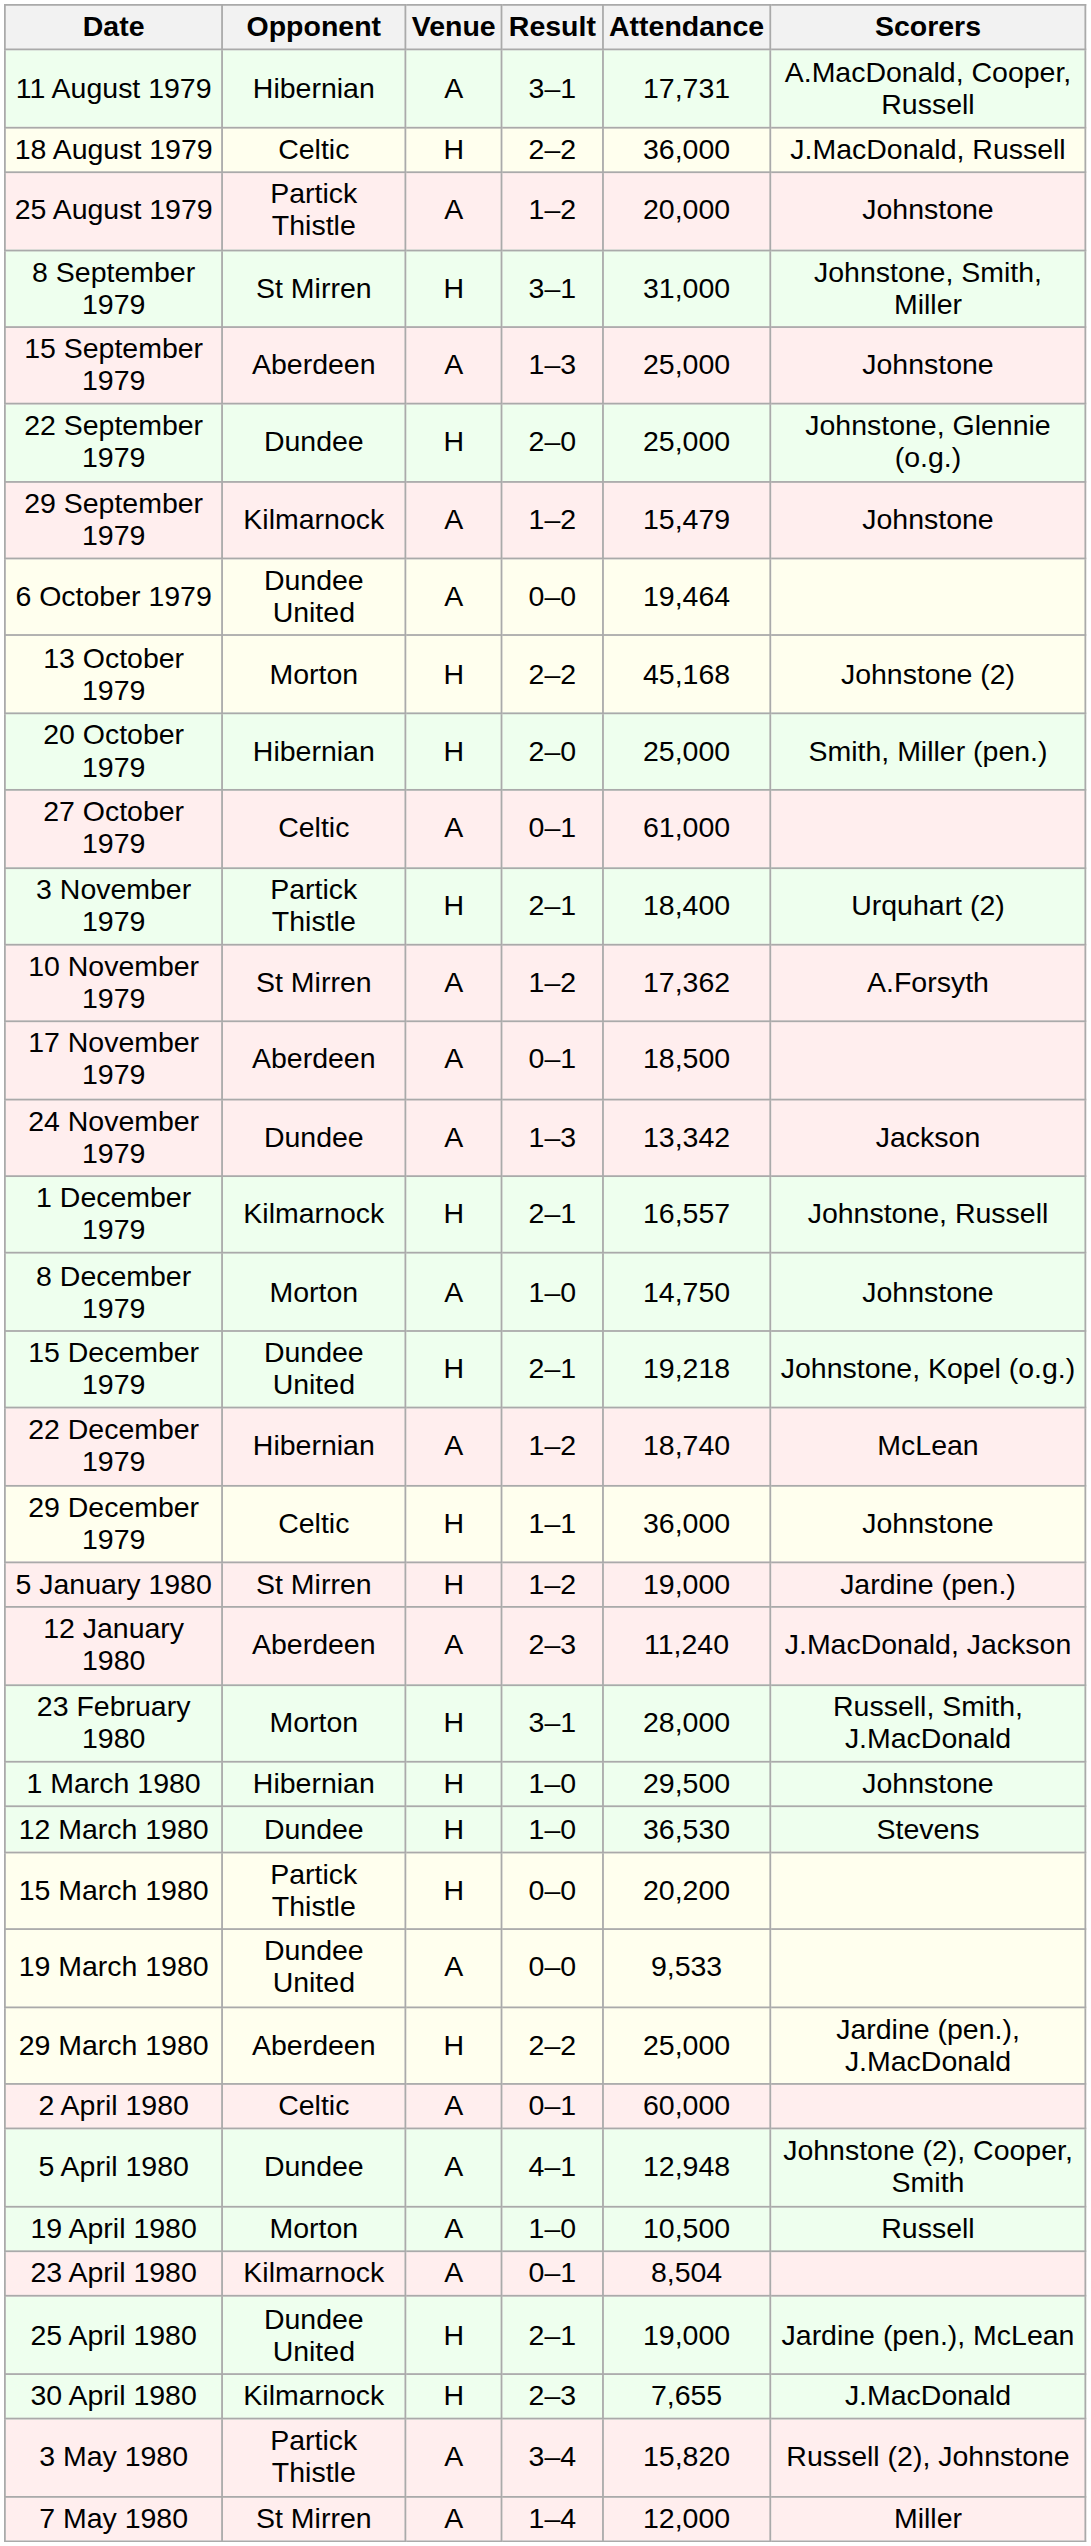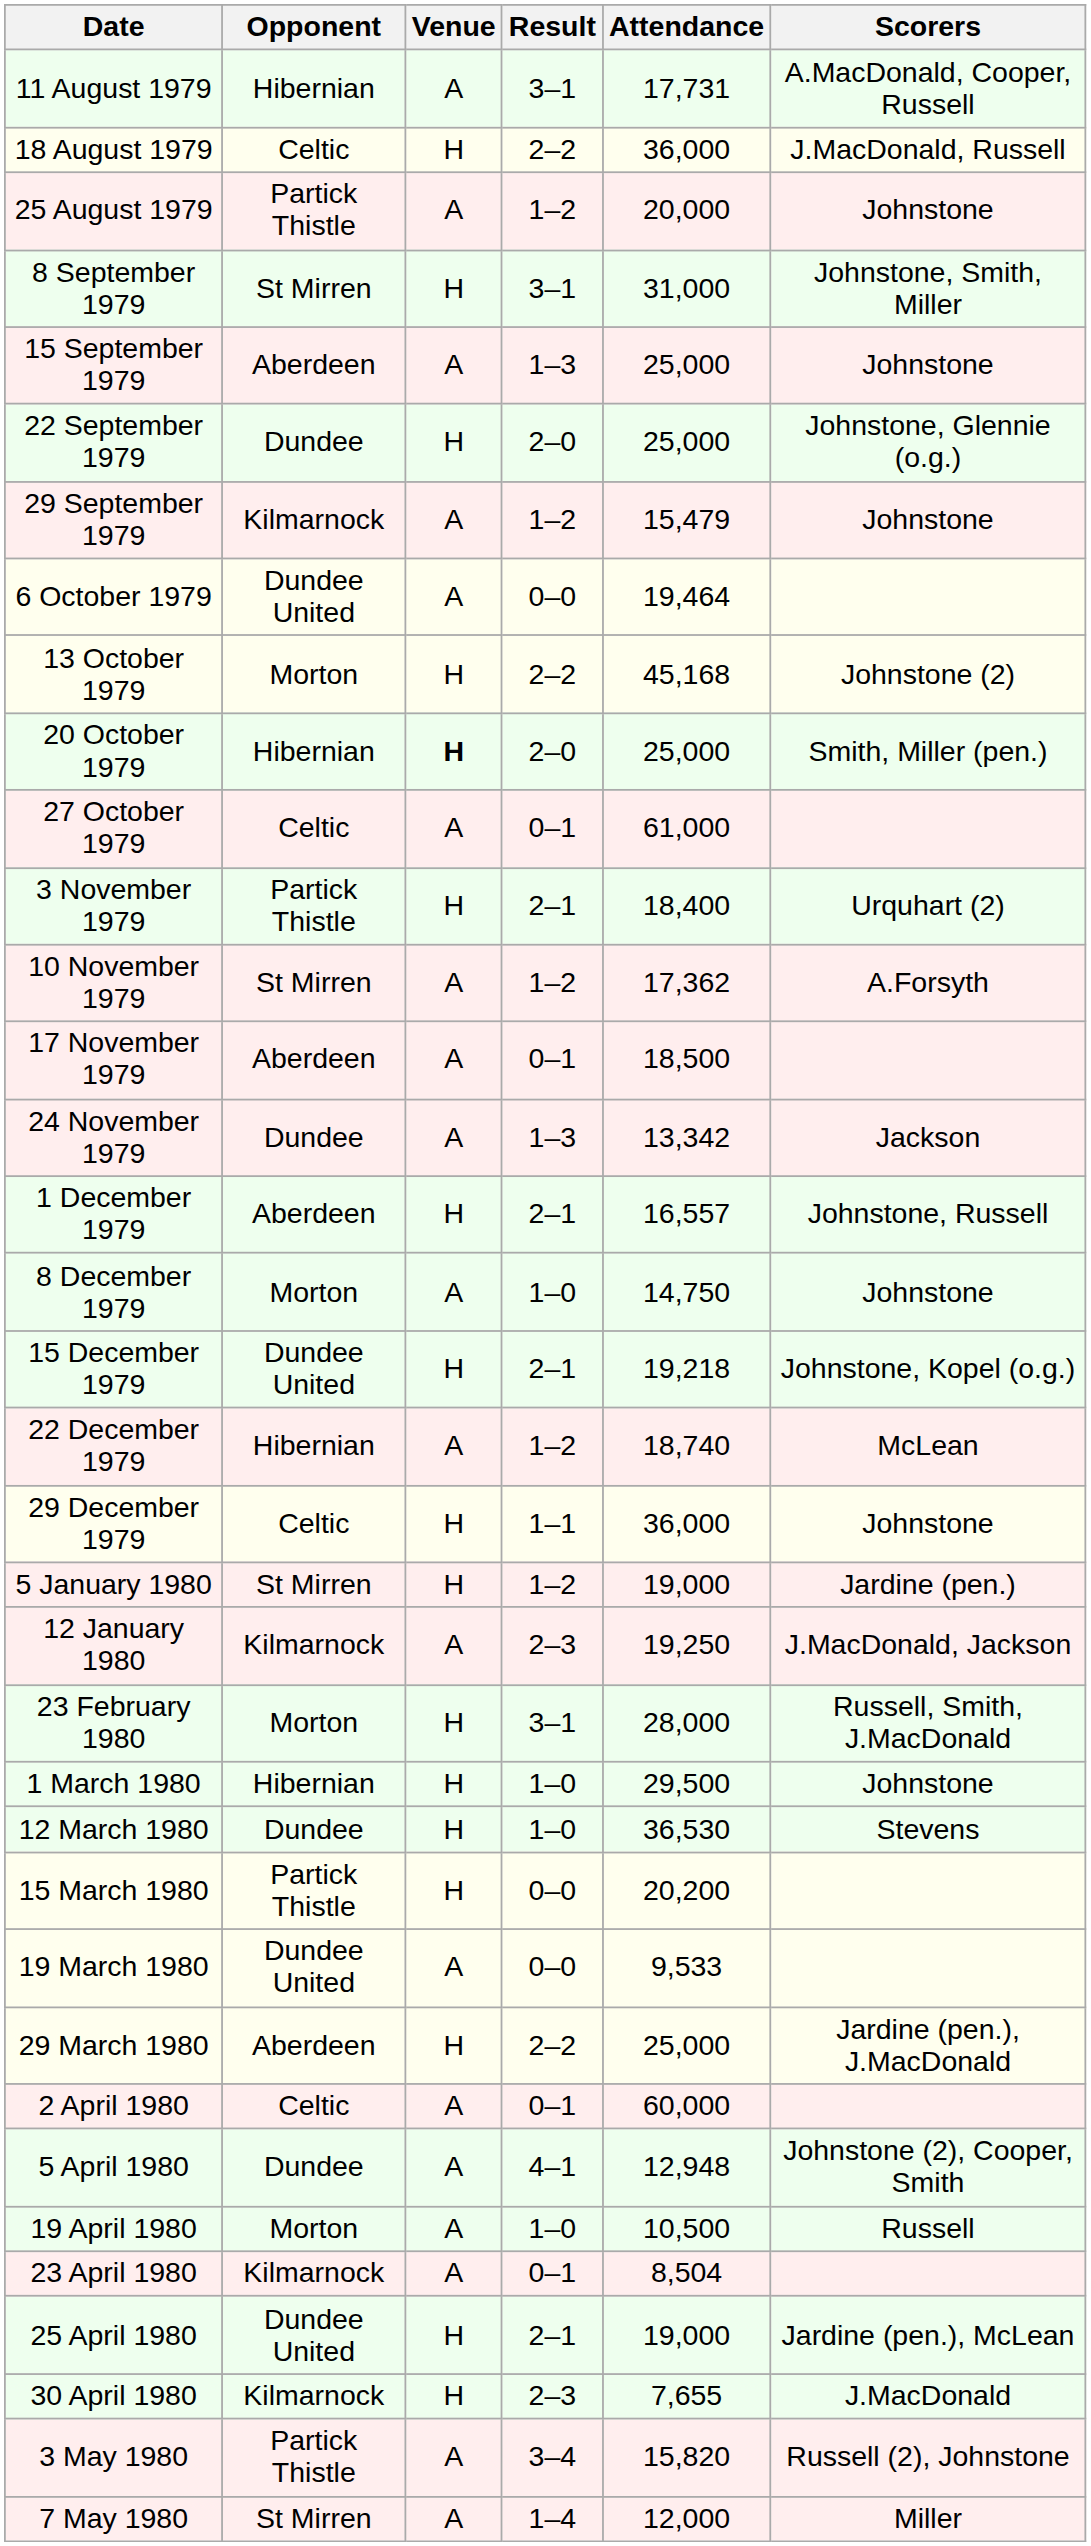(454, 751) normal -> (454, 751) bold
(314, 1214) Kilmarnock -> (314, 1214) Aberdeen
(314, 1645) Aberdeen -> (314, 1645) Kilmarnock
(687, 1645) 11,240 -> (687, 1645) 19,250
